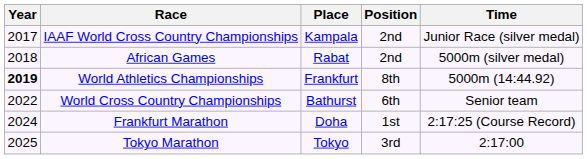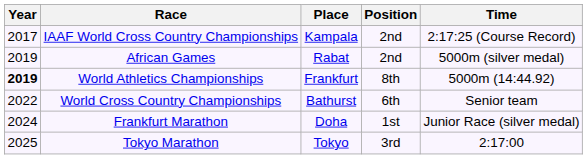(501, 36) Junior Race (silver medal) -> (501, 36) 2:17:25 (Course Record)
(22, 57) 2018 -> (22, 57) 2019
(501, 121) 2:17:25 (Course Record) -> (501, 121) Junior Race (silver medal)
